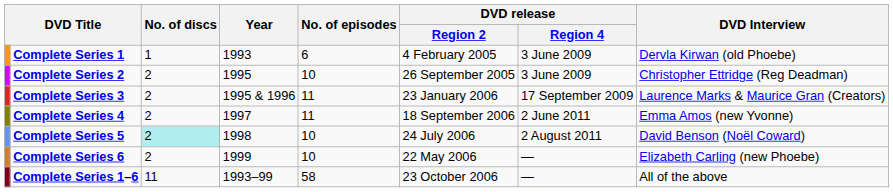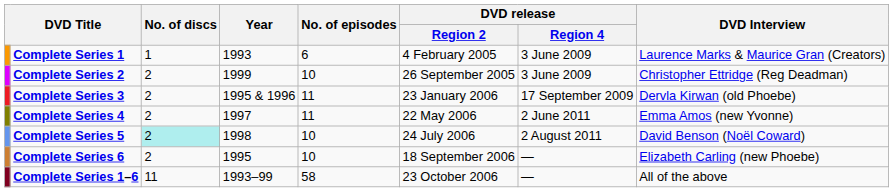(717, 55) Dervla Kirwan (old Phoebe) -> (762, 55) Laurence Marks & Maurice Gran (Creators)
(237, 75) 1995 -> (237, 75) 1999
(762, 95) Laurence Marks & Maurice Gran (Creators) -> (717, 95) Dervla Kirwan (old Phoebe)
(459, 116) 18 September 2006 -> (440, 116) 22 May 2006
(237, 156) 1999 -> (237, 156) 1995
(440, 156) 22 May 2006 -> (459, 156) 18 September 2006
